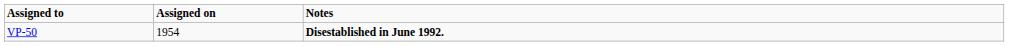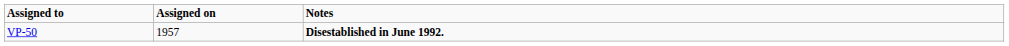(168, 31) 1954 -> (168, 31) 1957
